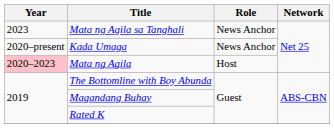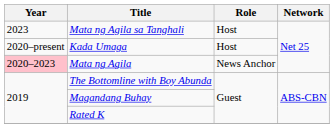(246, 30) News Anchor -> (227, 30) Host
(246, 47) News Anchor -> (227, 47) Host
(227, 64) Host -> (246, 64) News Anchor
